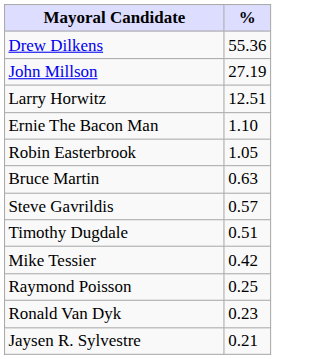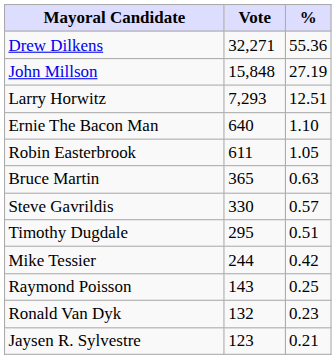+ column: (255, 17)
